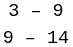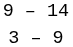rows swapped: (36, 38) <-> (36, 11)
